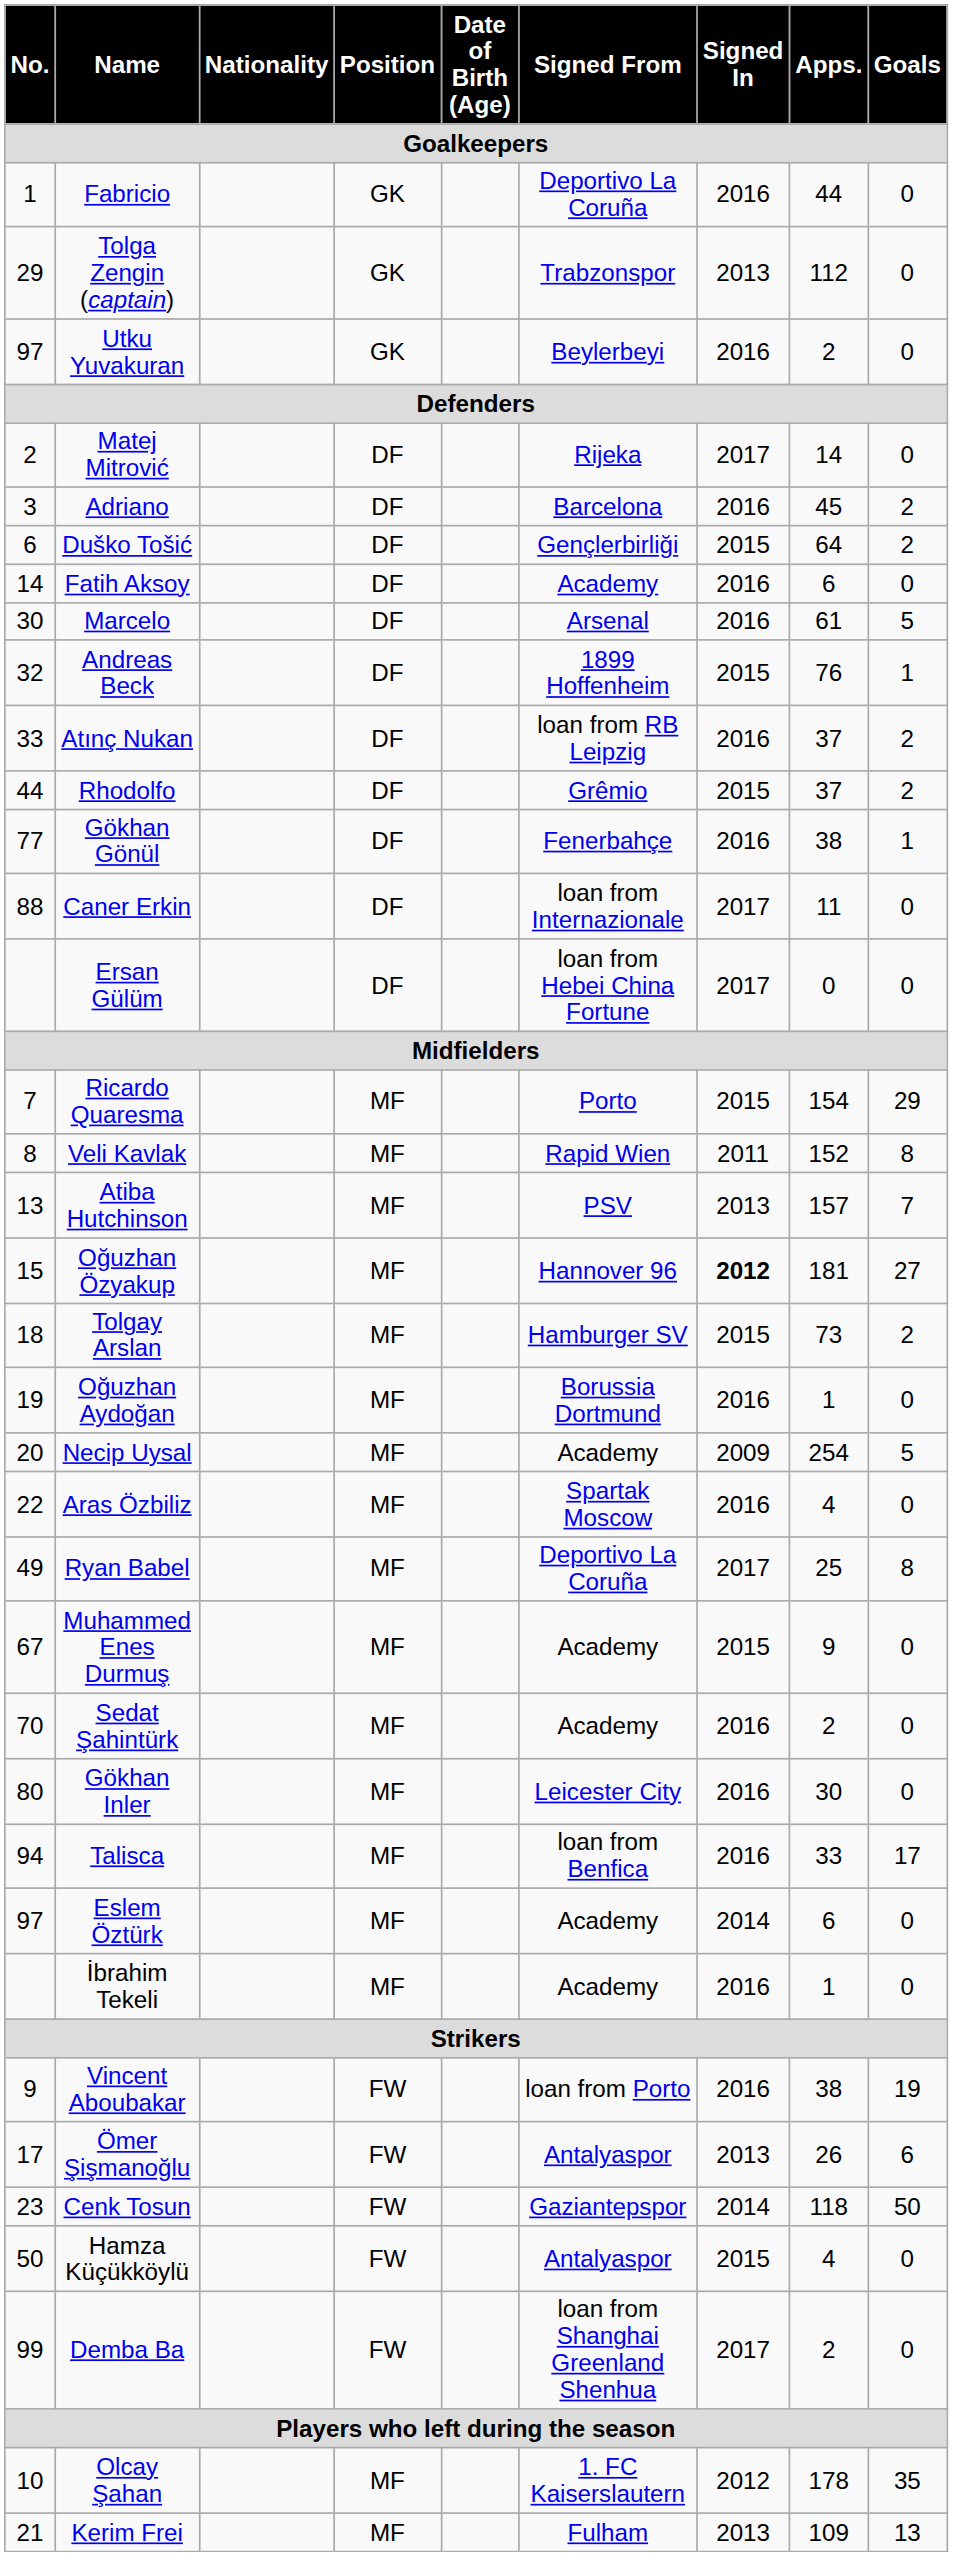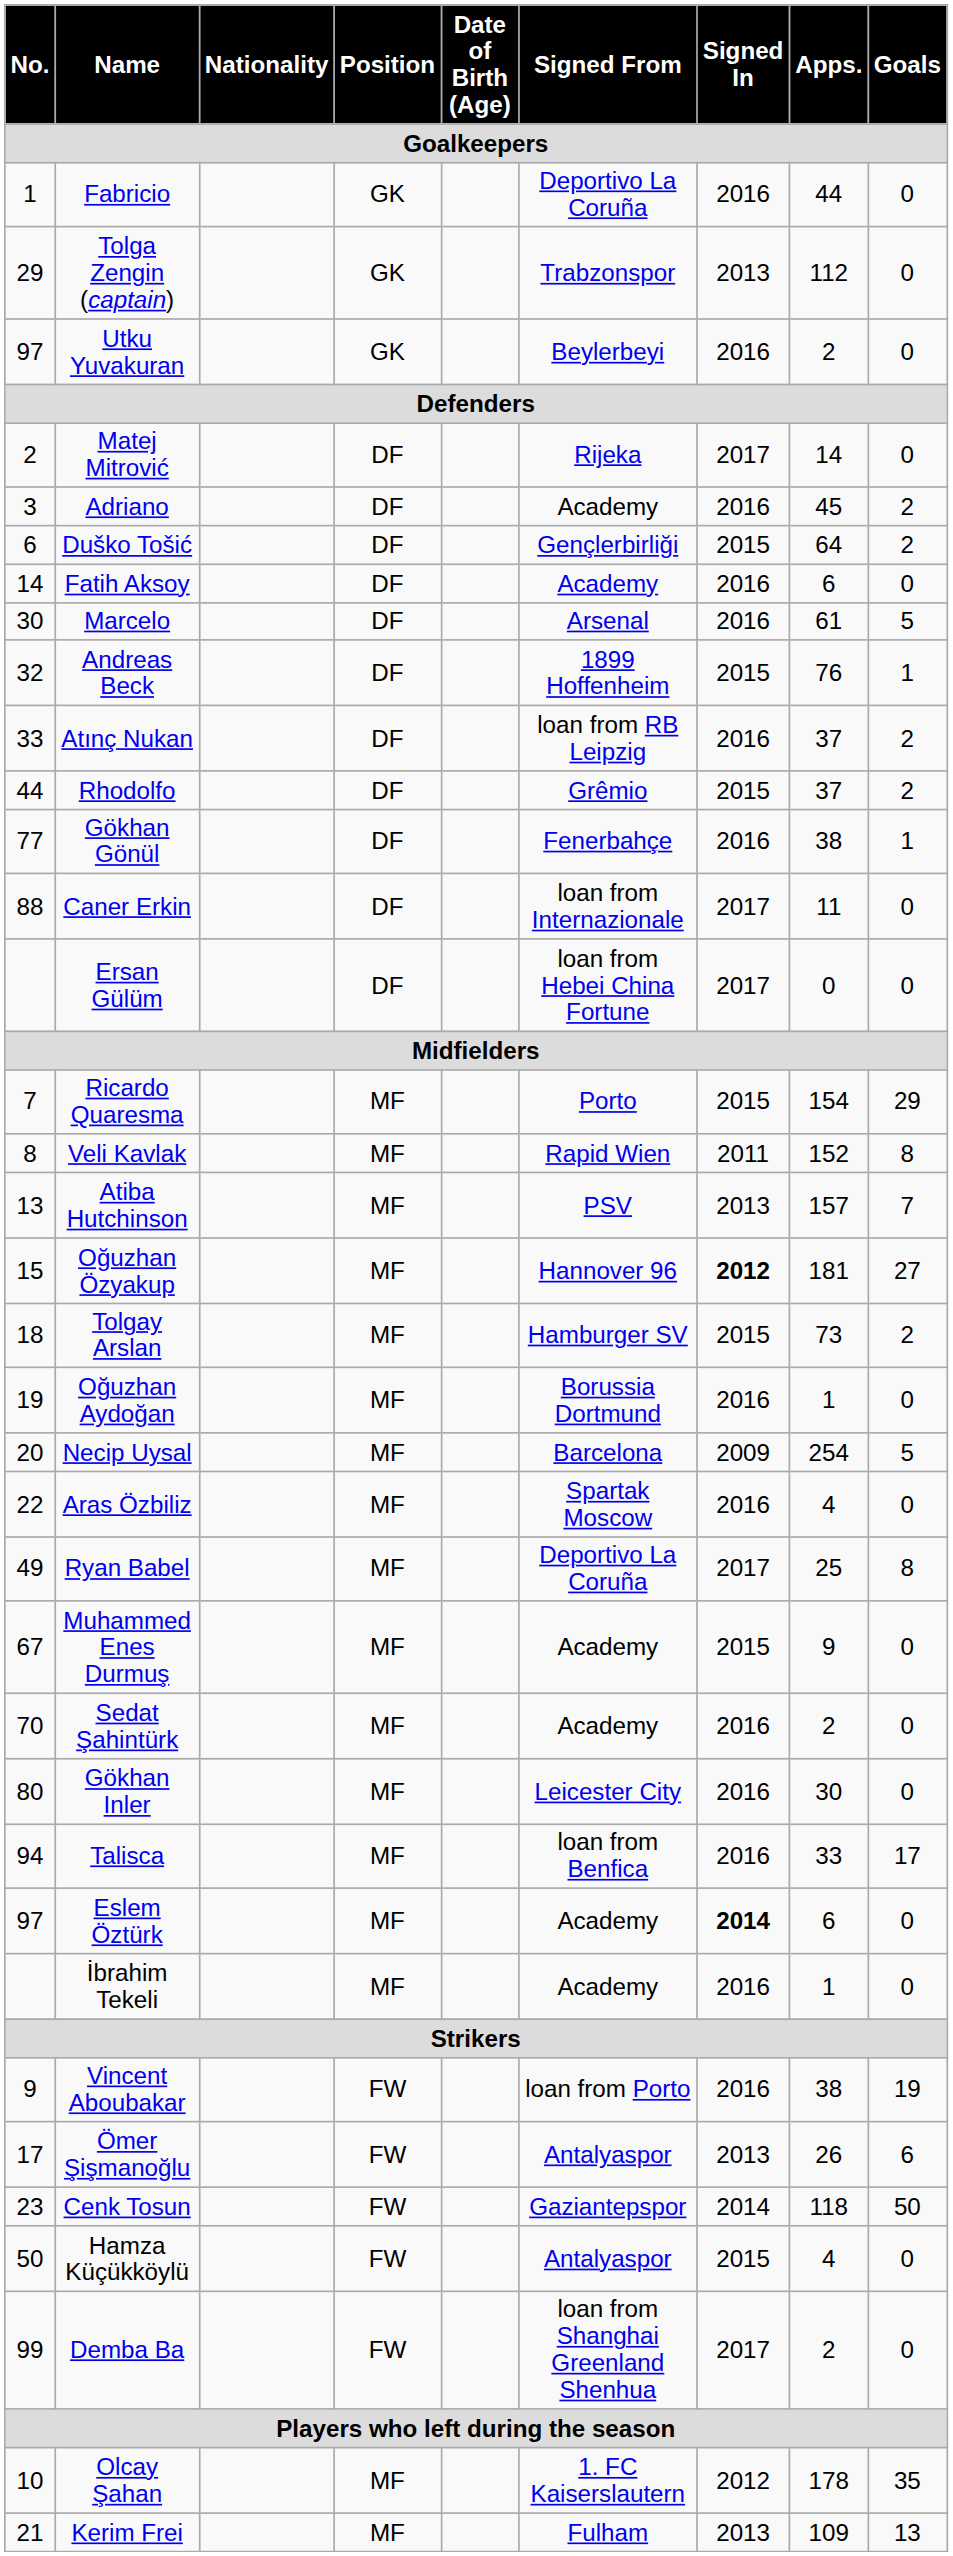(608, 507) Barcelona -> (608, 507) Academy
(608, 1452) Academy -> (608, 1452) Barcelona
(743, 1921) normal -> (743, 1921) bold
